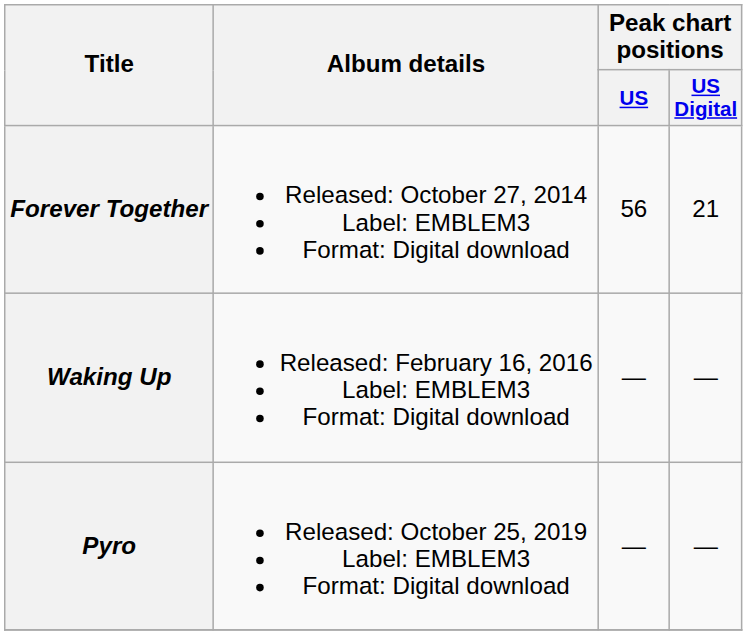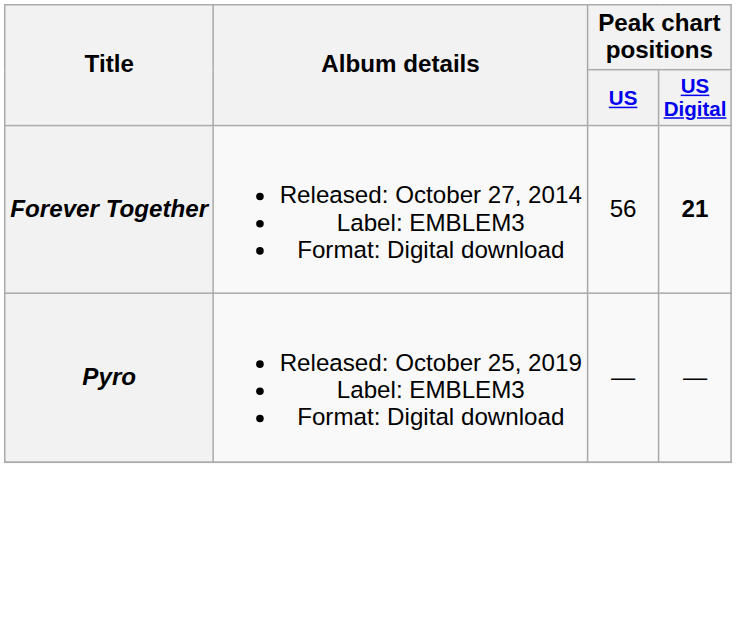(706, 209) normal -> (695, 209) bold
- row: (109, 377)
